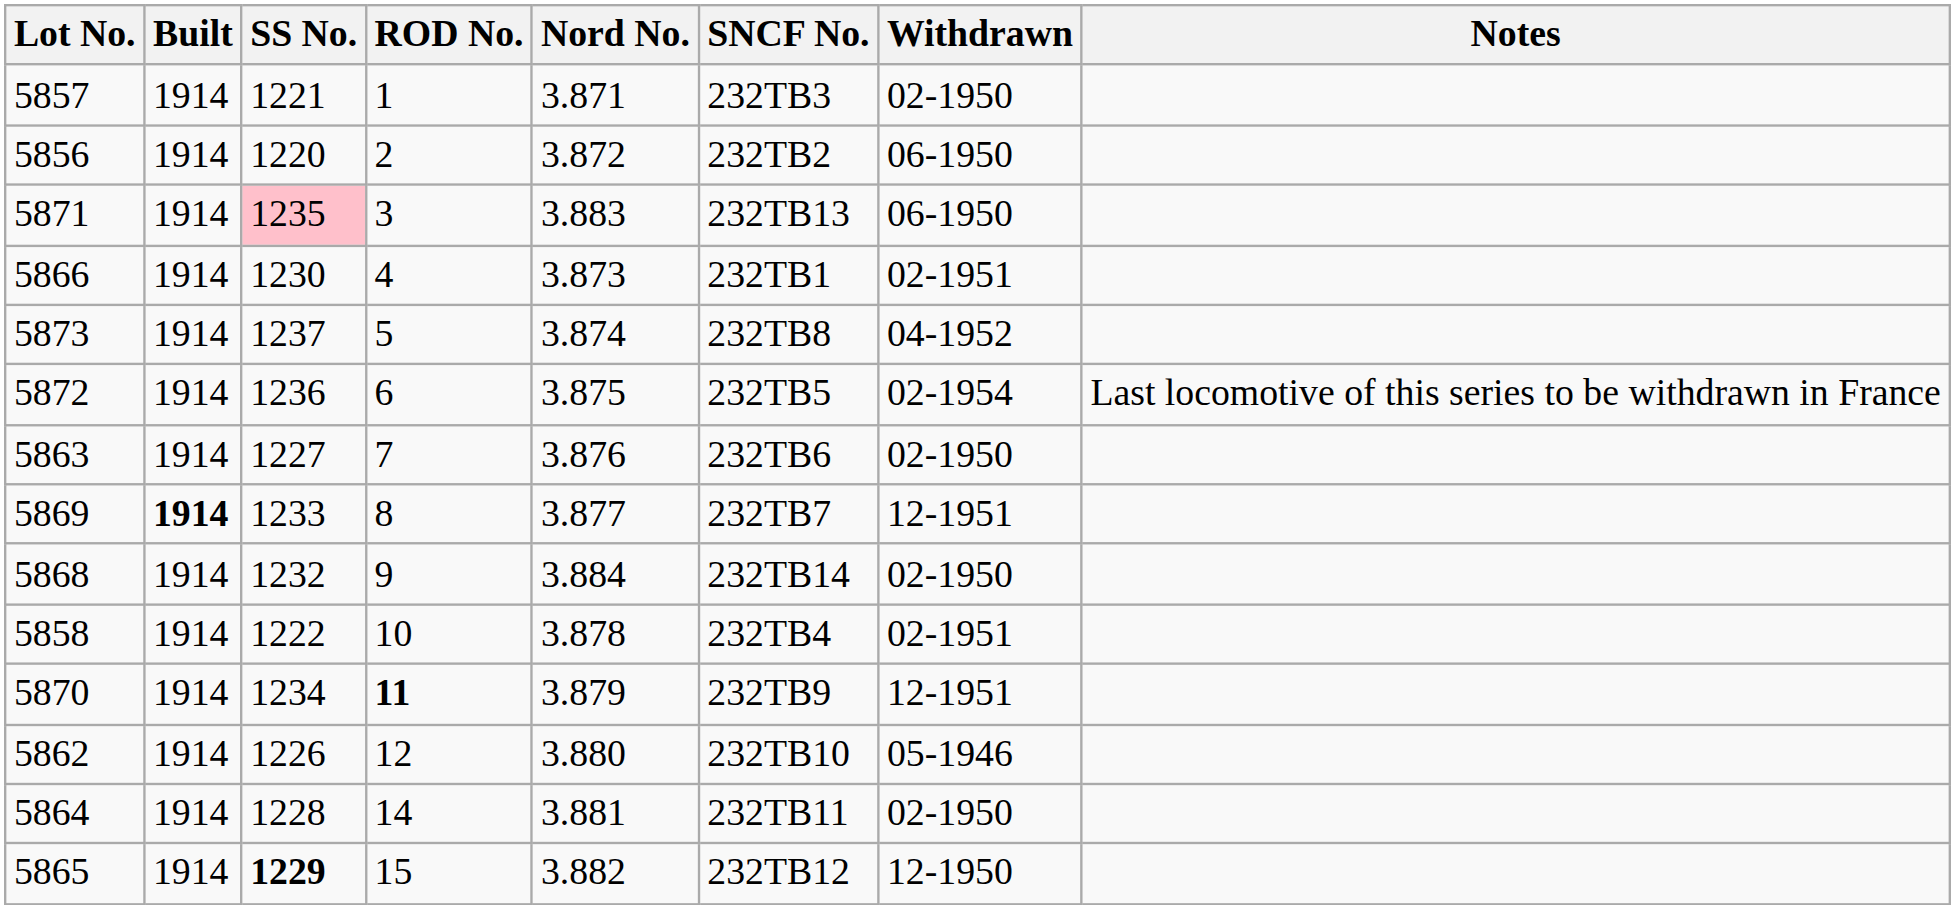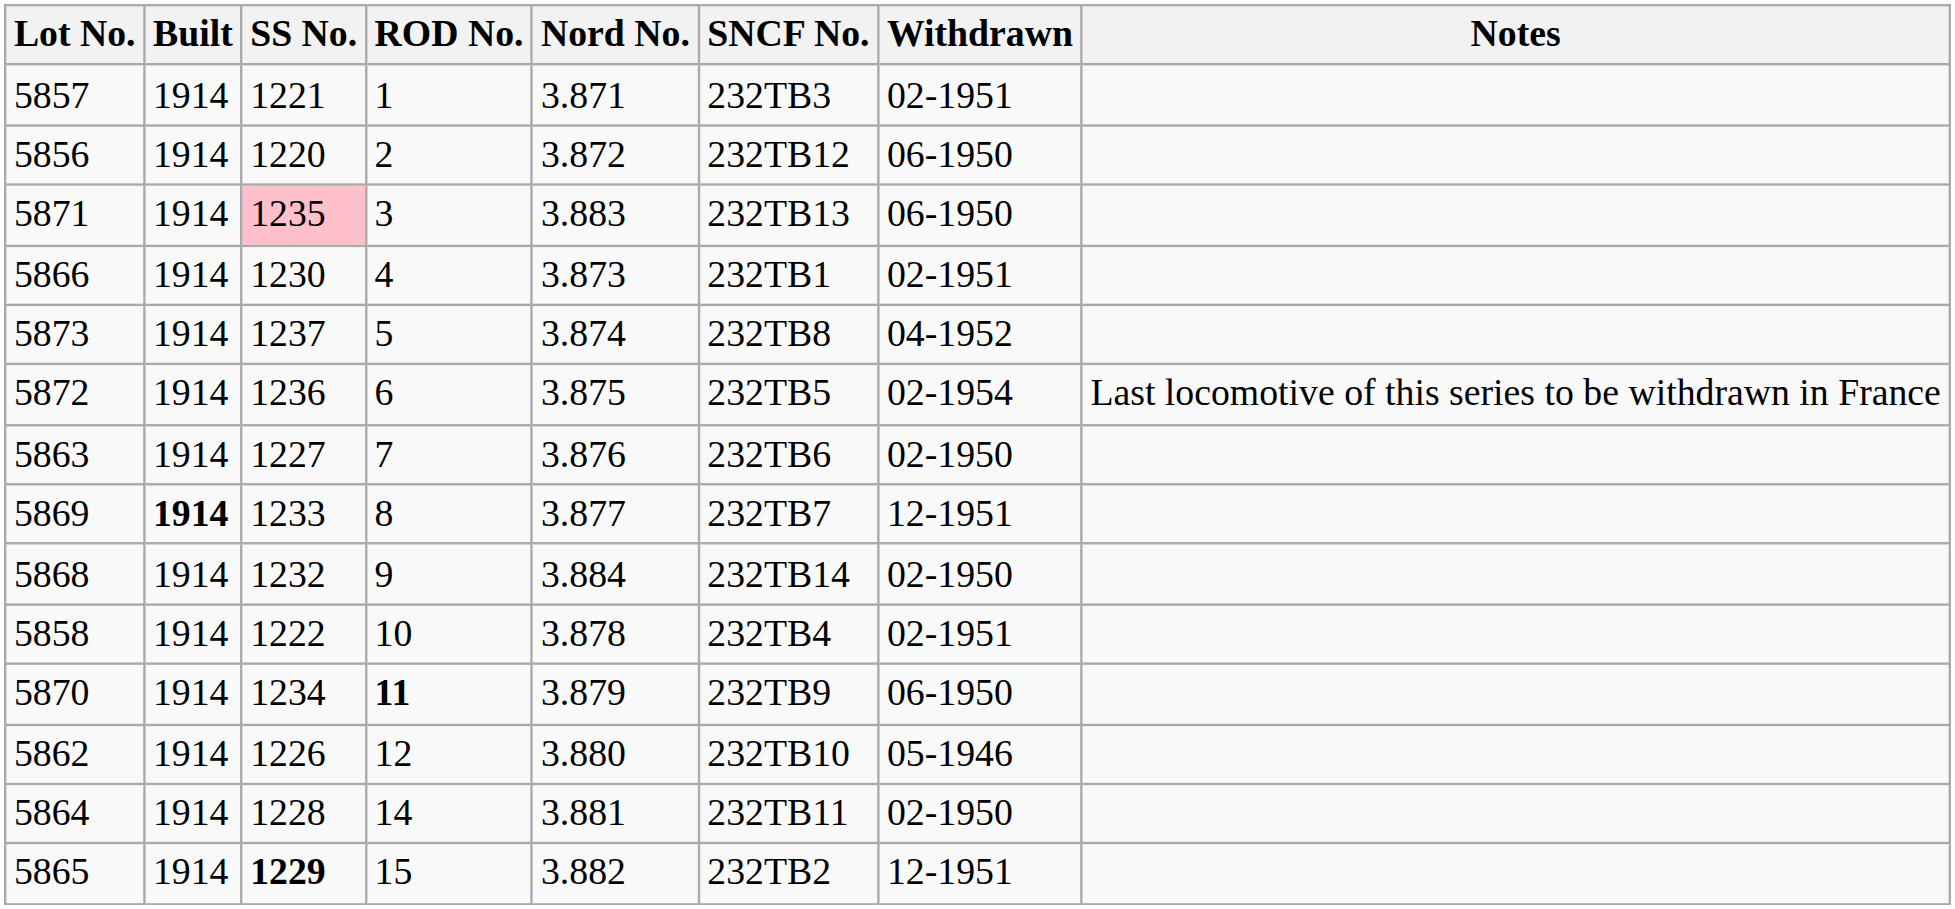(950, 94) 02-1950 -> (950, 94) 02-1951
(769, 154) 232TB2 -> (779, 154) 232TB12
(950, 693) 12-1951 -> (950, 693) 06-1950
(779, 872) 232TB12 -> (769, 872) 232TB2
(950, 872) 12-1950 -> (950, 872) 12-1951
